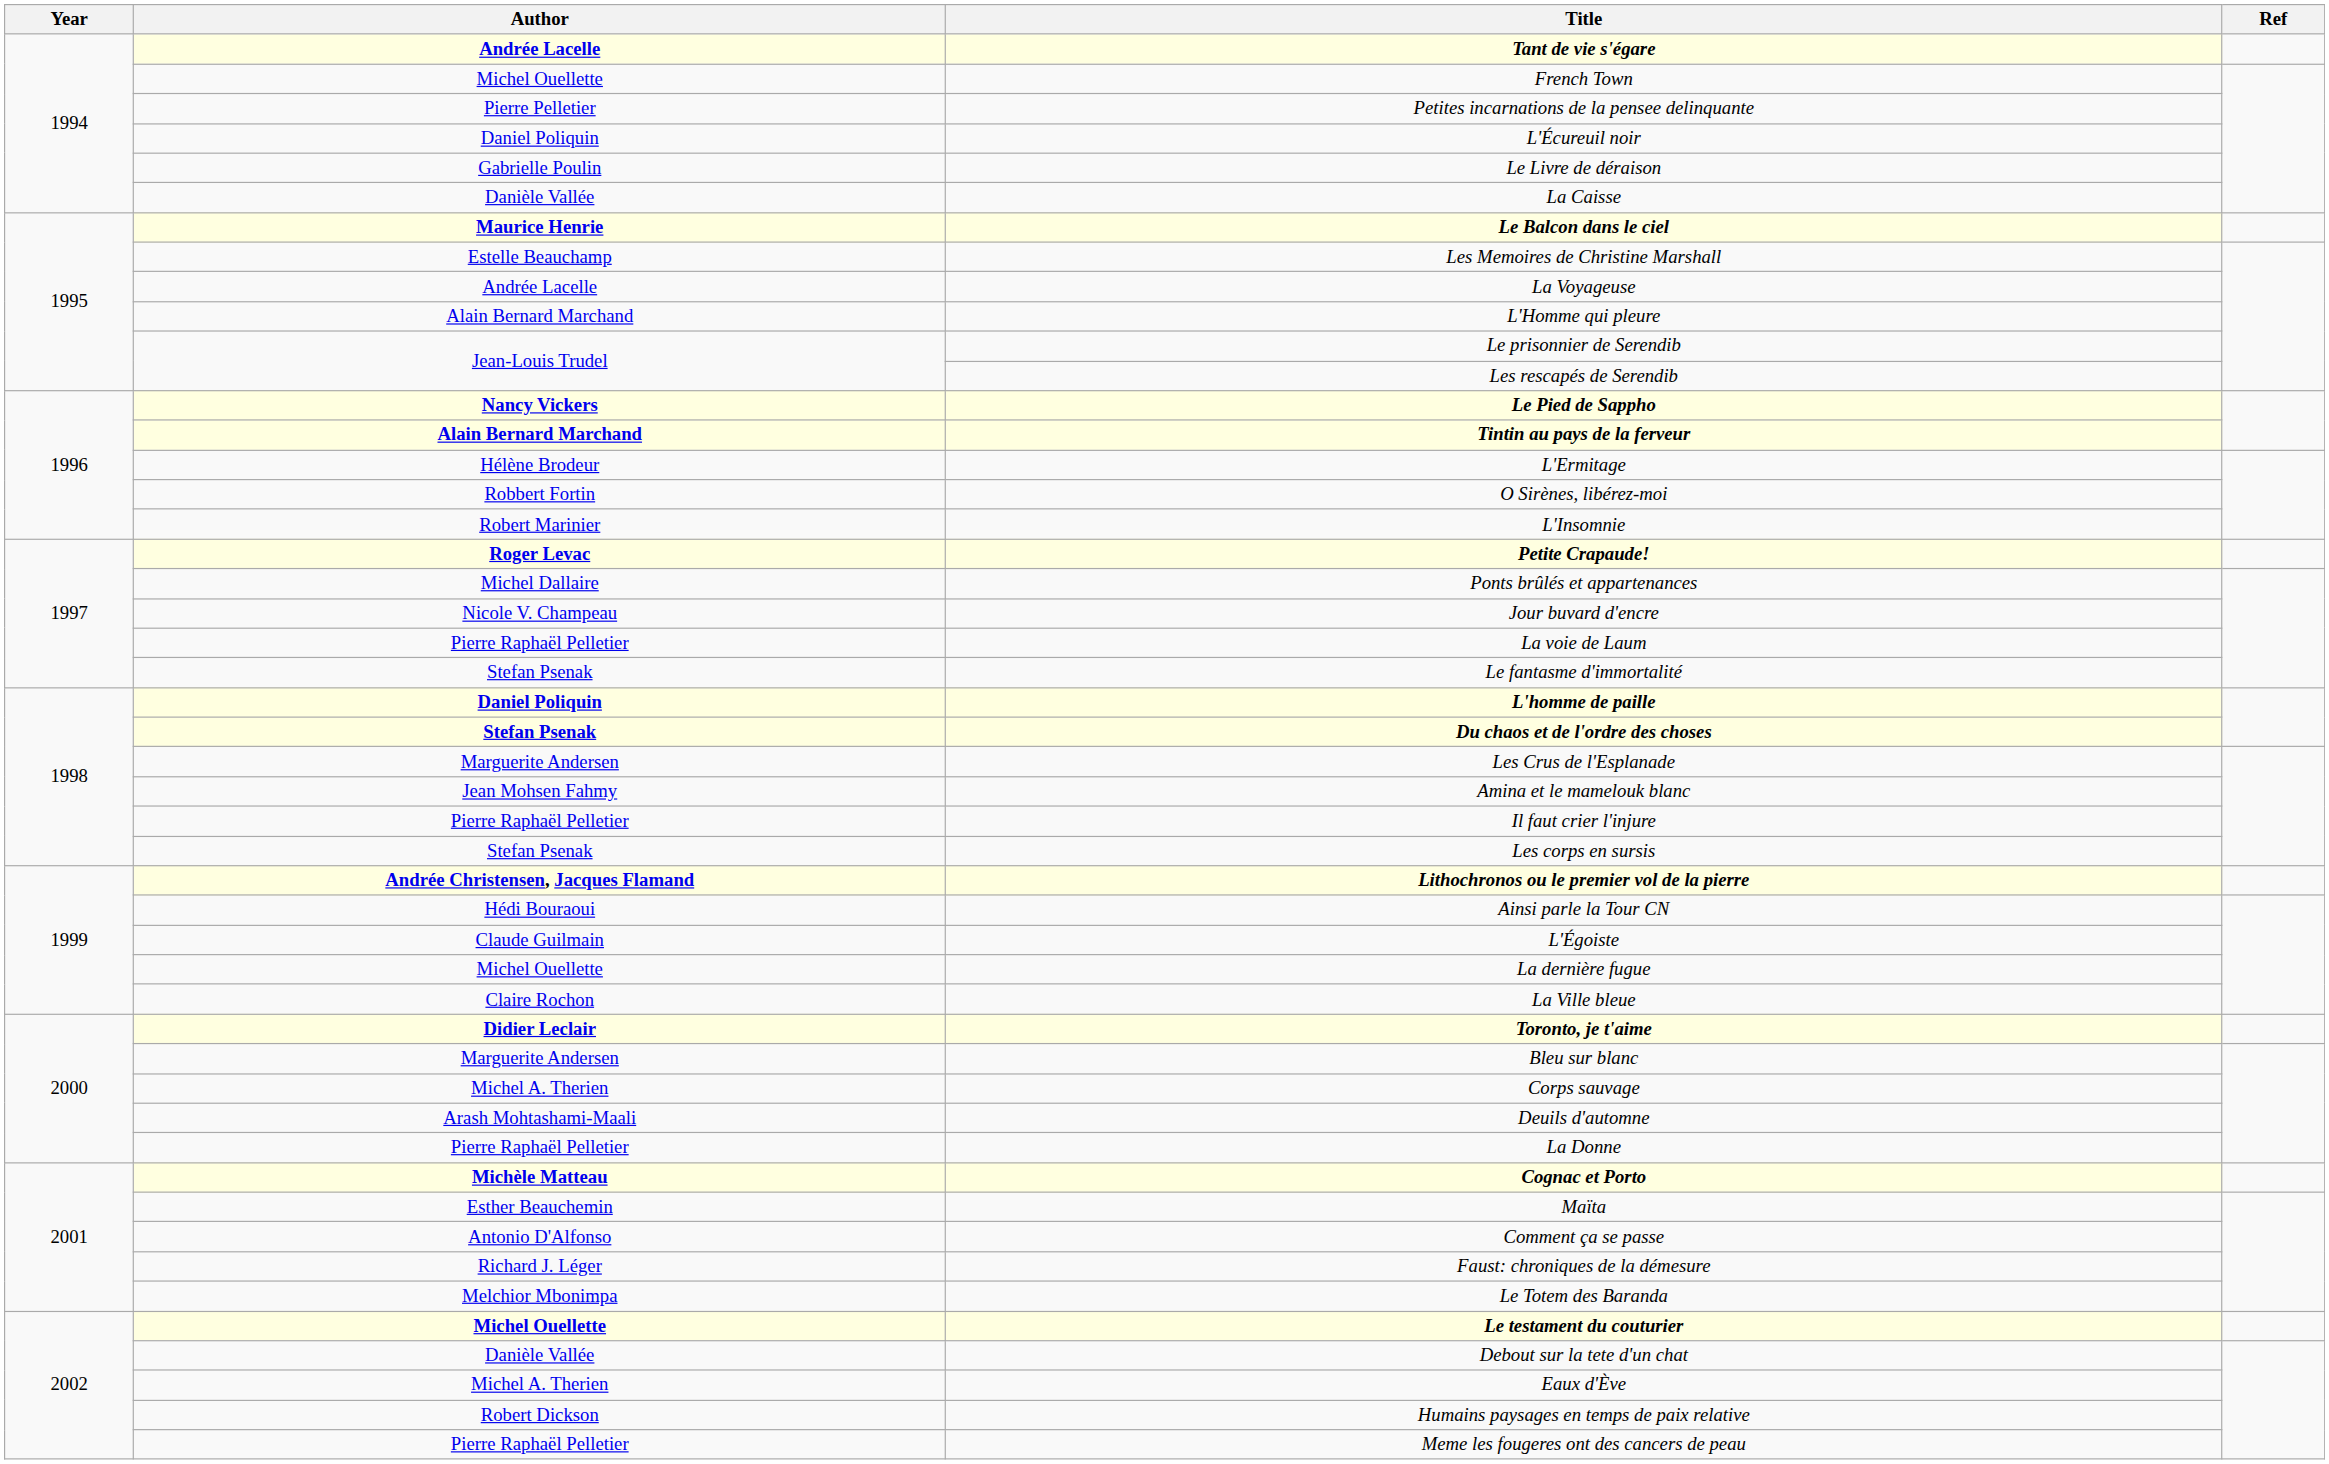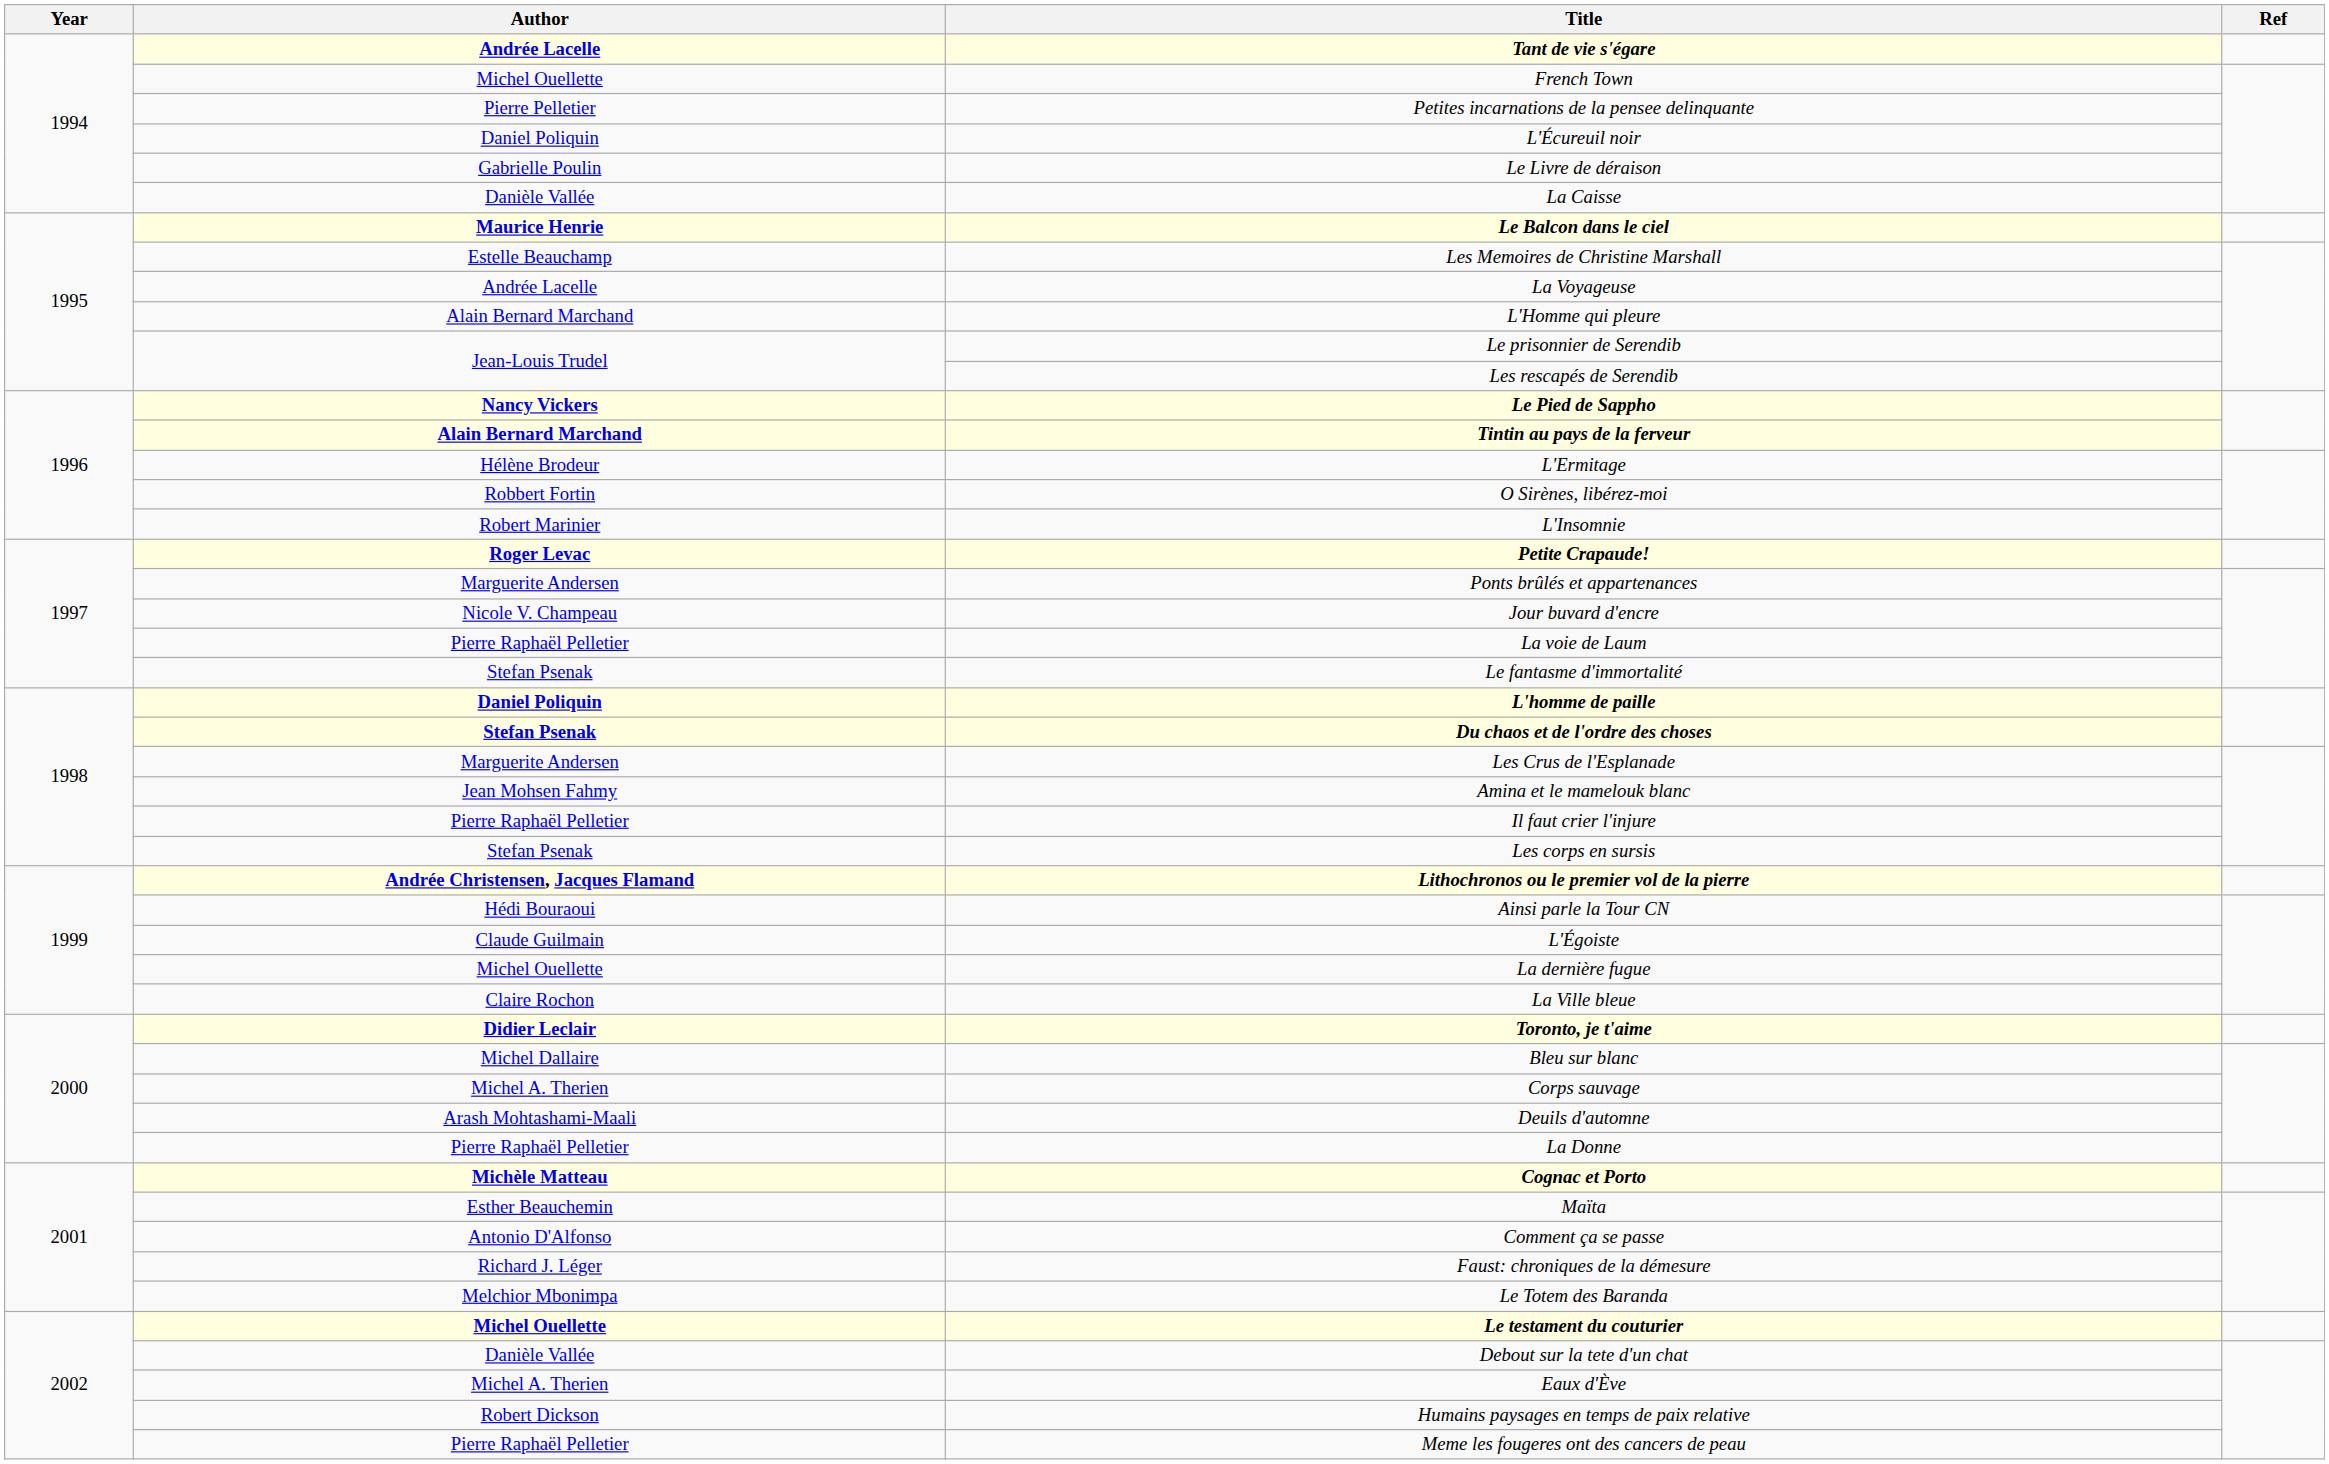(540, 583) Michel Dallaire -> (540, 583) Marguerite Andersen
(540, 1058) Marguerite Andersen -> (540, 1058) Michel Dallaire
